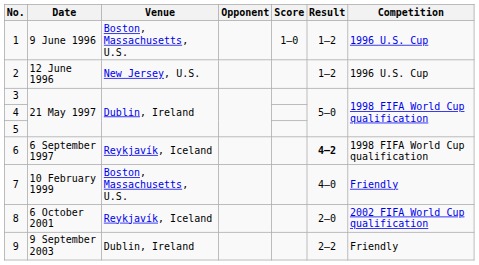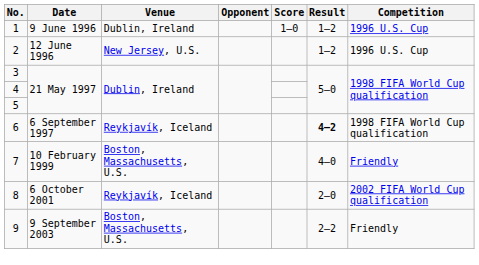(146, 40) Boston, Massachusetts, U.S. -> (149, 29) Dublin, Ireland
(149, 246) Dublin, Ireland -> (146, 229) Boston, Massachusetts, U.S.
